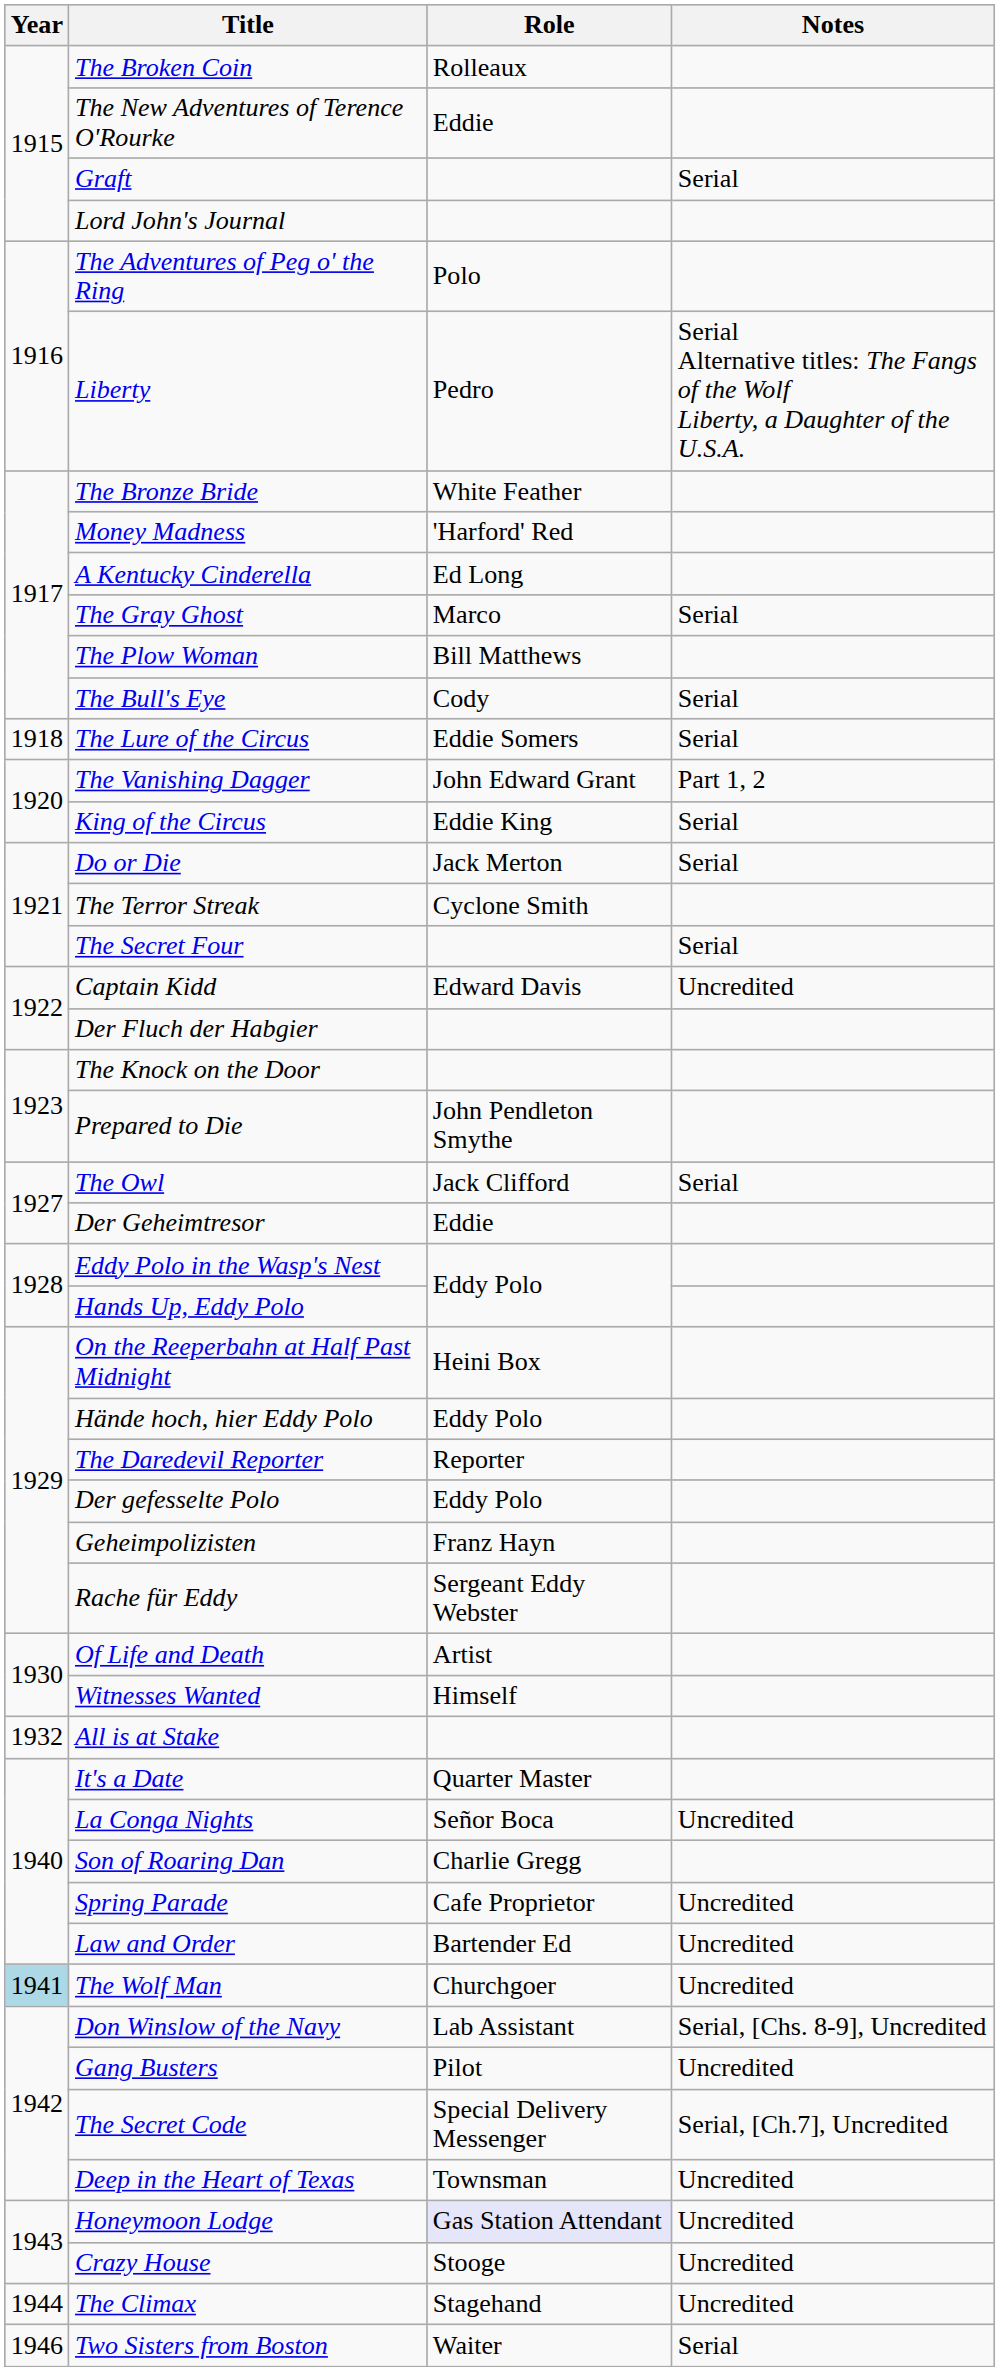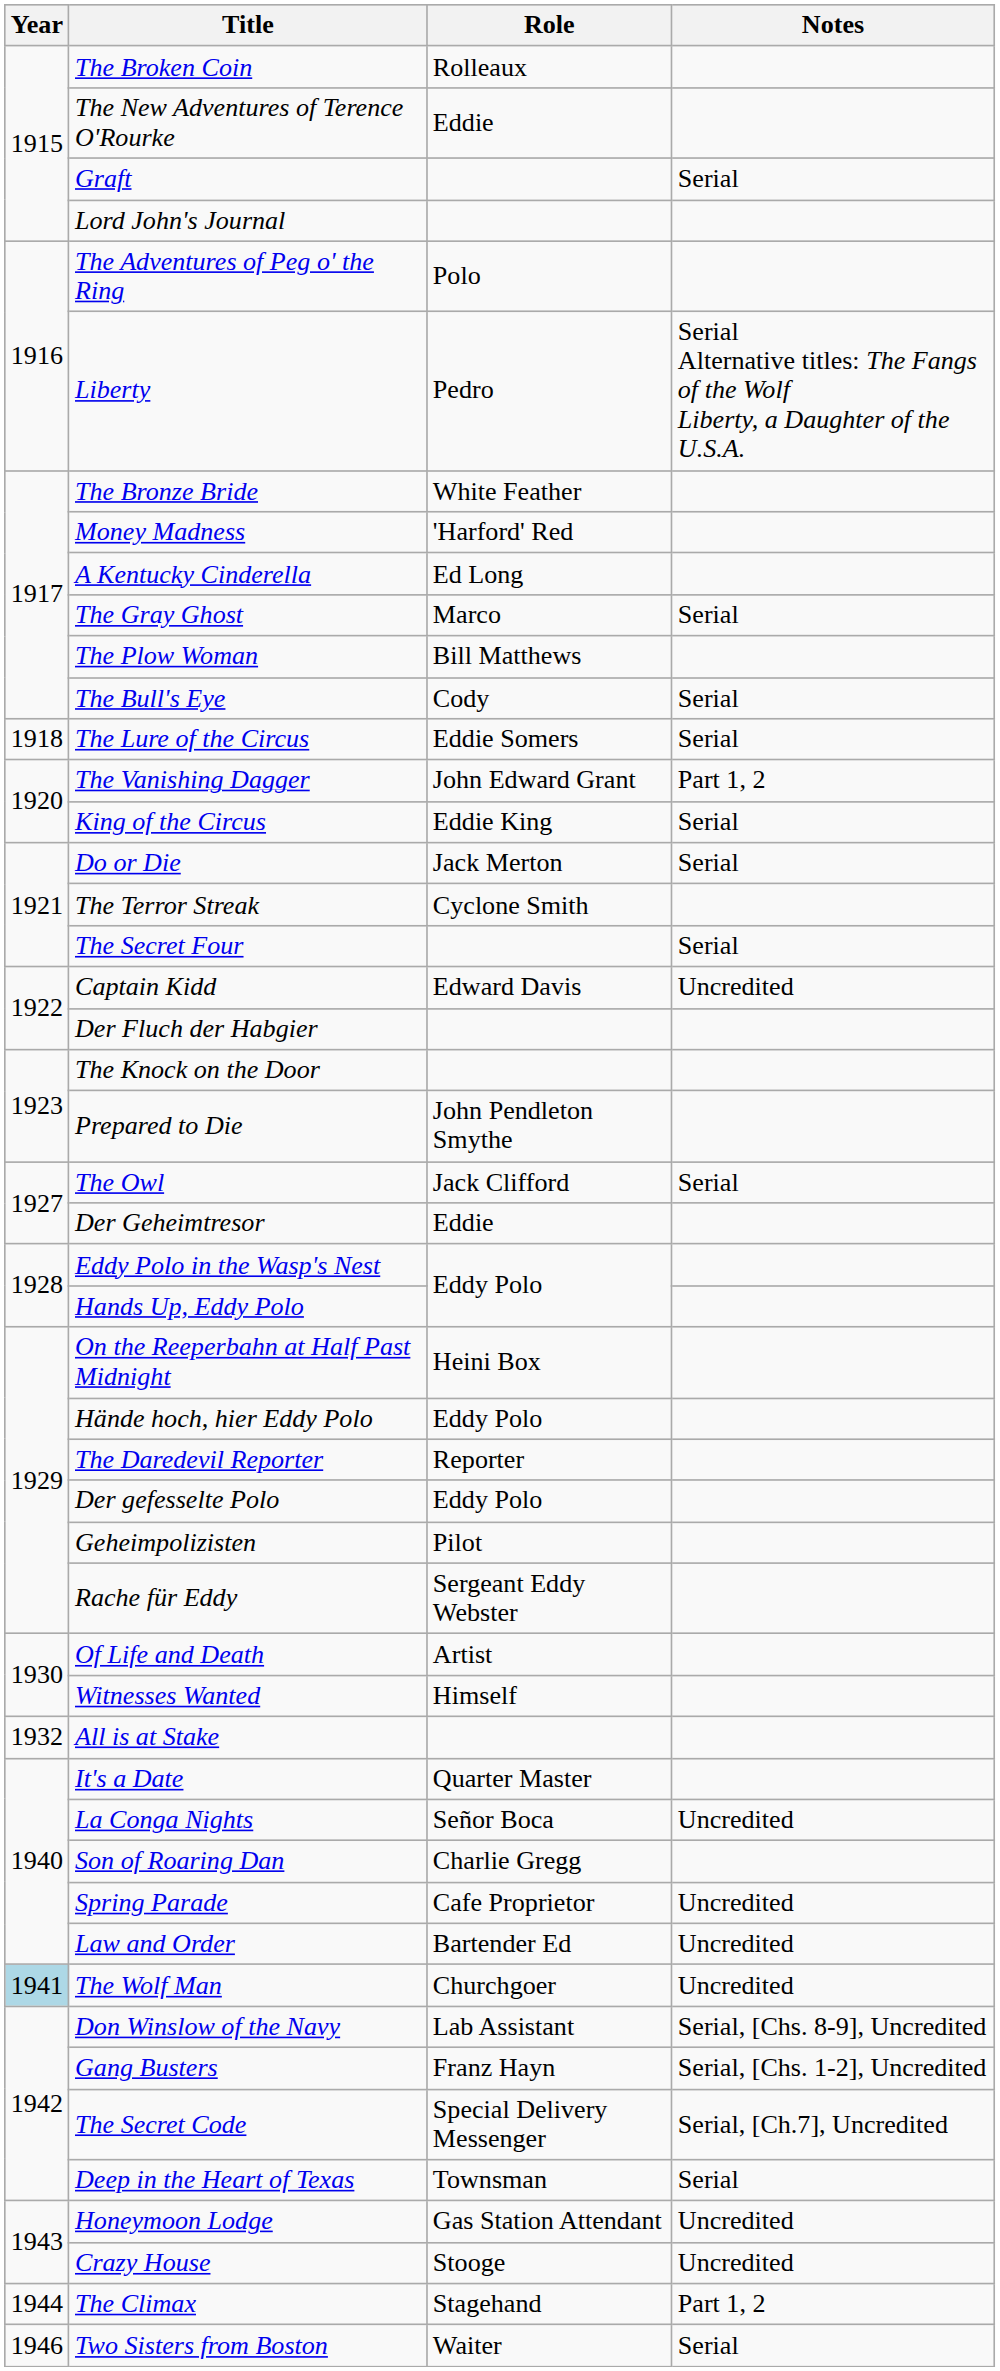(494, 1542) Franz Hayn -> (458, 1542) Pilot
(458, 2067) Pilot -> (494, 2067) Franz Hayn
(736, 2067) Uncredited -> (832, 2067) Serial, [Chs. 1-2], Uncredited
(736, 2179) Uncredited -> (708, 2179) Serial
(547, 2221) lavender background -> (547, 2221) no background
(736, 2303) Uncredited -> (722, 2303) Part 1, 2
